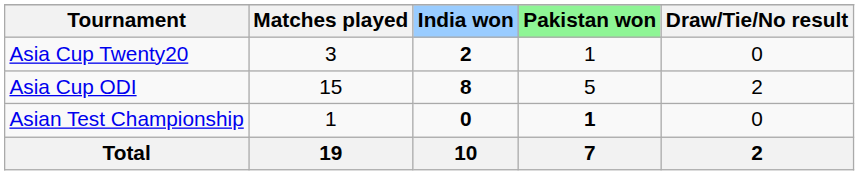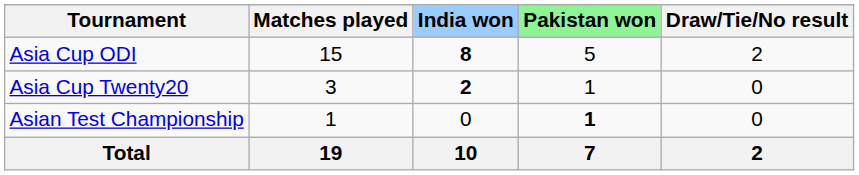rows swapped: (73, 86) <-> (99, 53)
(466, 119) bold -> (466, 119) normal
